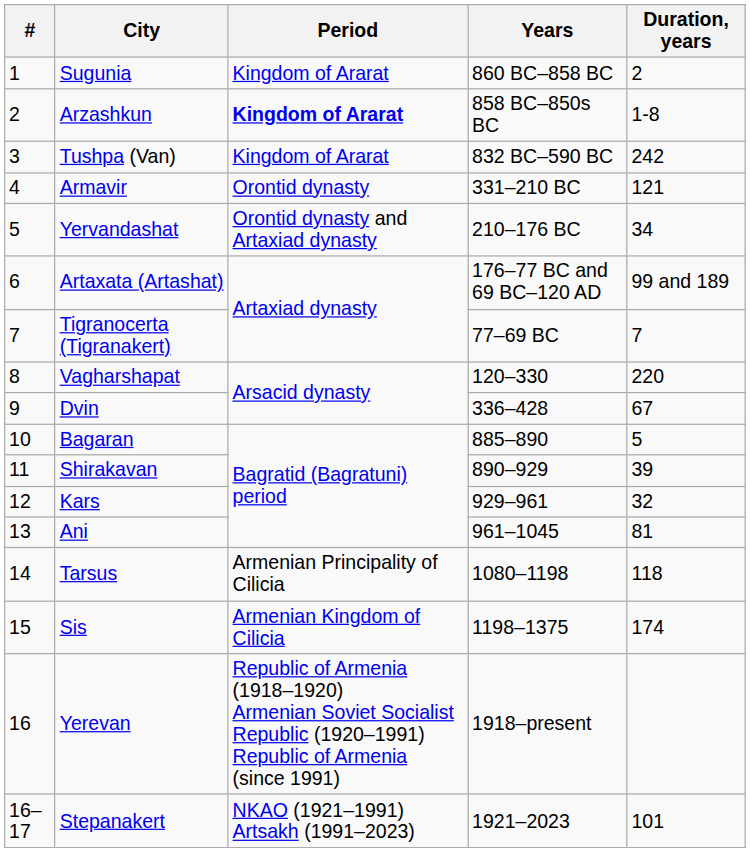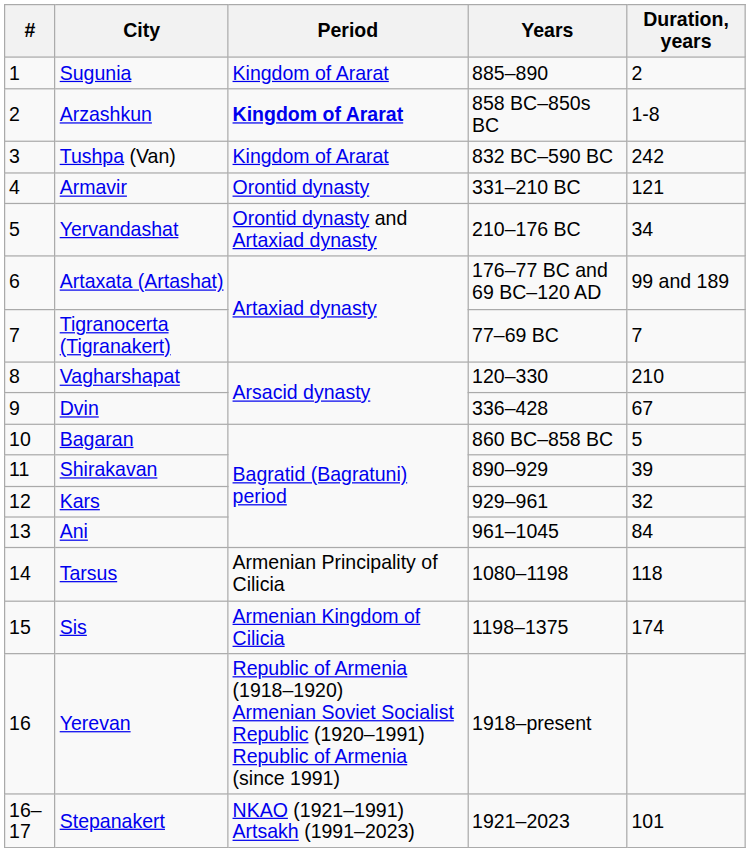(543, 72) 860 BC–858 BC -> (510, 72) 885–890
(648, 377) 220 -> (648, 377) 210
(510, 439) 885–890 -> (543, 439) 860 BC–858 BC
(642, 532) 81 -> (642, 532) 84
